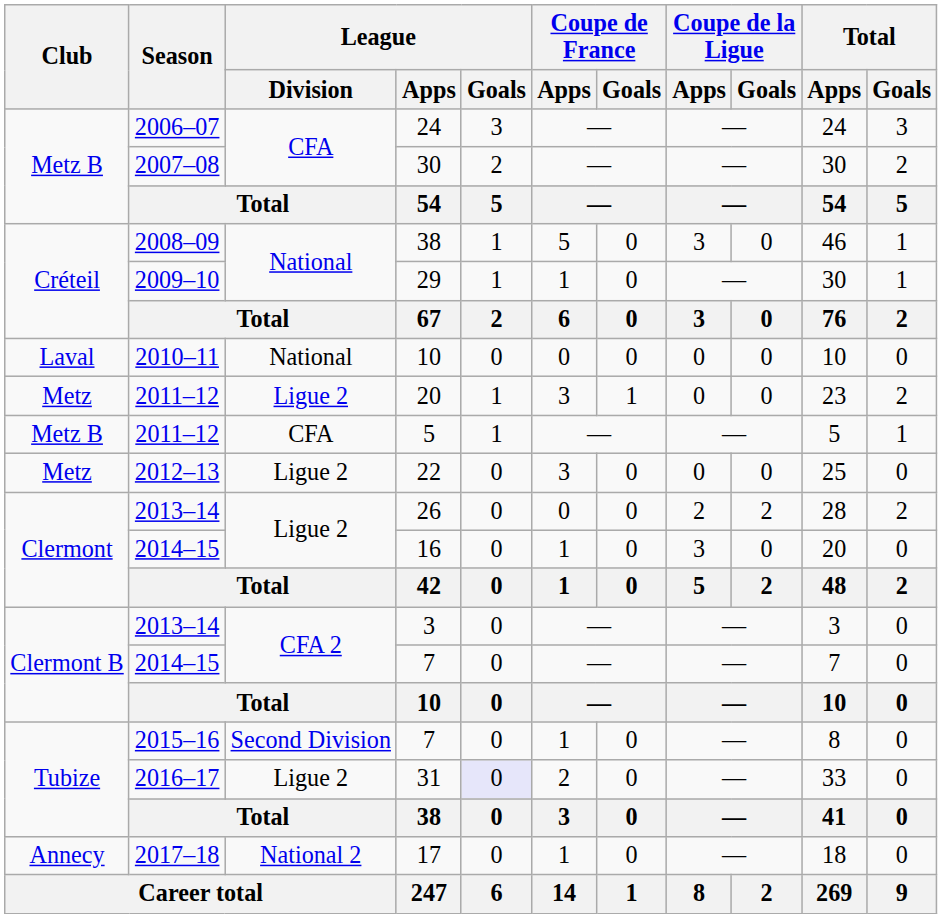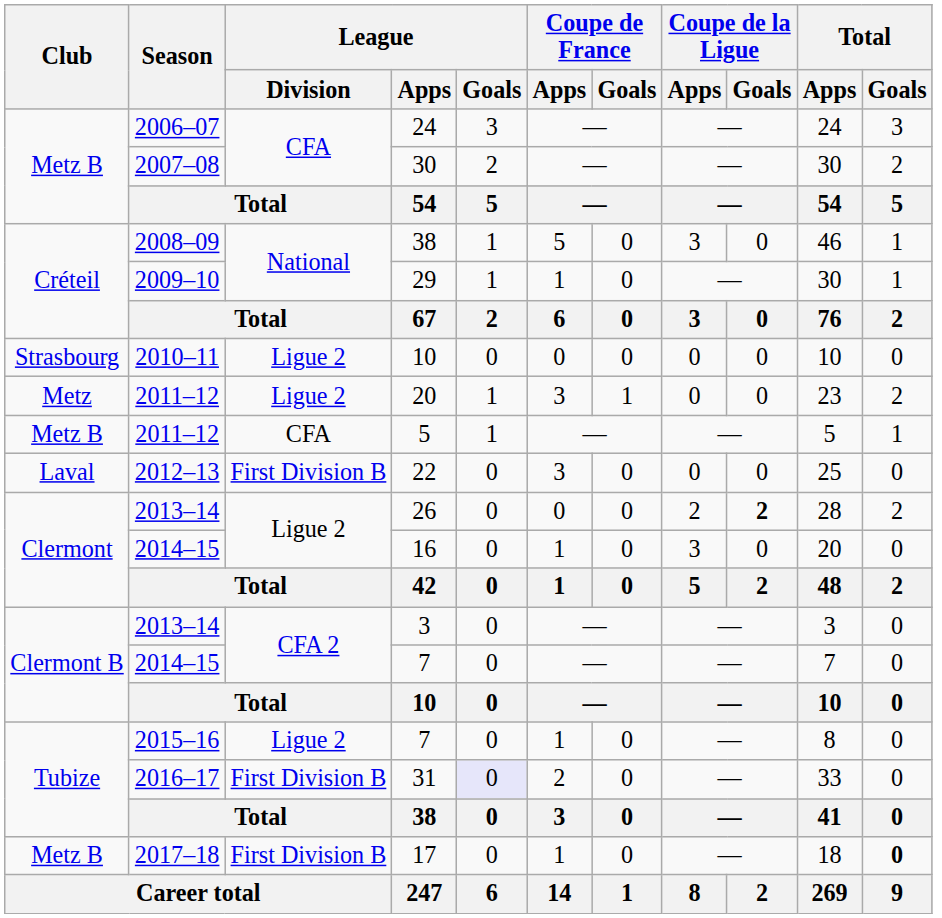(67, 357) Laval -> (67, 357) Strasbourg
(311, 357) National -> (308, 357) Ligue 2
(67, 472) Metz -> (67, 472) Laval
(311, 472) Ligue 2 -> (308, 472) First Division B
(767, 510) normal -> (762, 510) bold
(311, 740) Second Division -> (308, 740) Ligue 2
(311, 778) Ligue 2 -> (308, 778) First Division B
(67, 855) Annecy -> (67, 855) Metz B
(311, 855) National 2 -> (308, 855) First Division B
(902, 855) normal -> (897, 855) bold
